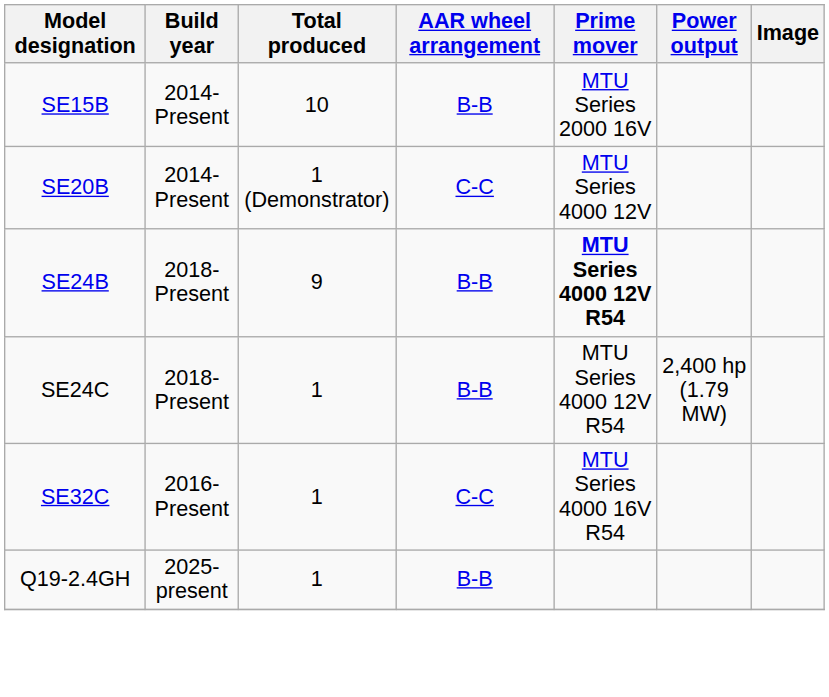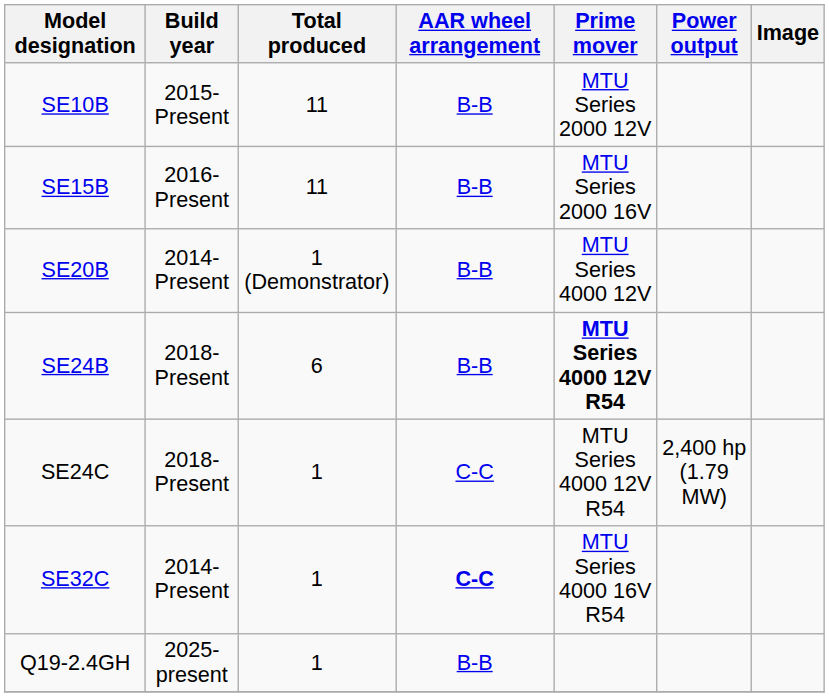+ row: (75, 104)
(192, 104) 2014-Present -> (192, 187) 2016-Present
(317, 104) 10 -> (317, 187) 11
(475, 187) C-C -> (475, 270) B-B
(317, 282) 9 -> (317, 365) 6
(475, 389) B-B -> (475, 472) C-C
(192, 496) 2016-Present -> (192, 579) 2014-Present
(475, 496) normal -> (475, 579) bold
